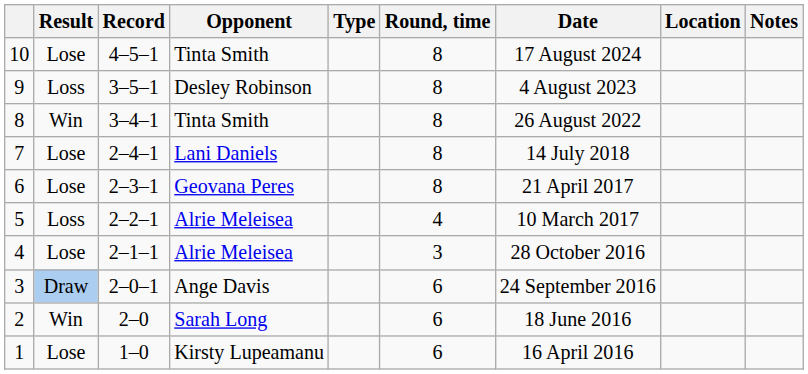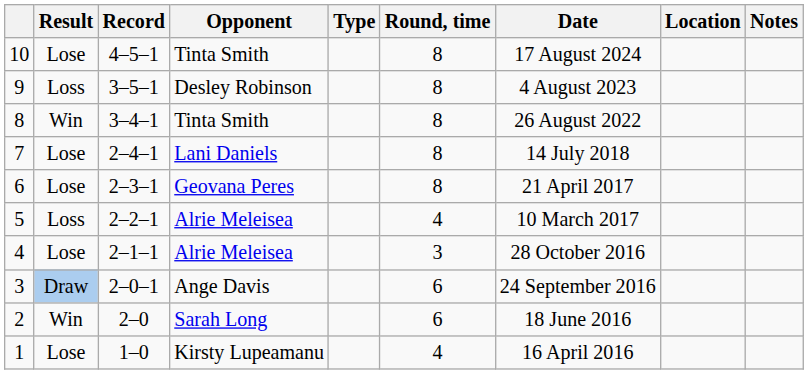(438, 352) 6 -> (438, 352) 4
